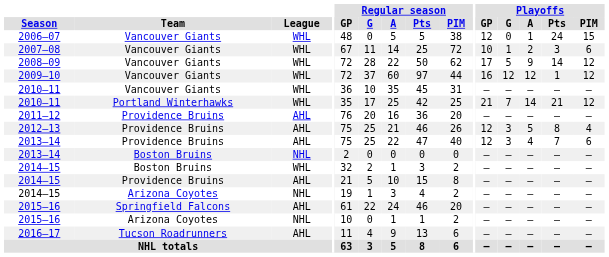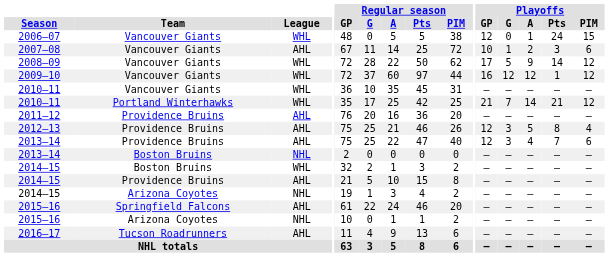(302, 50) WHL -> (302, 50) AHL
